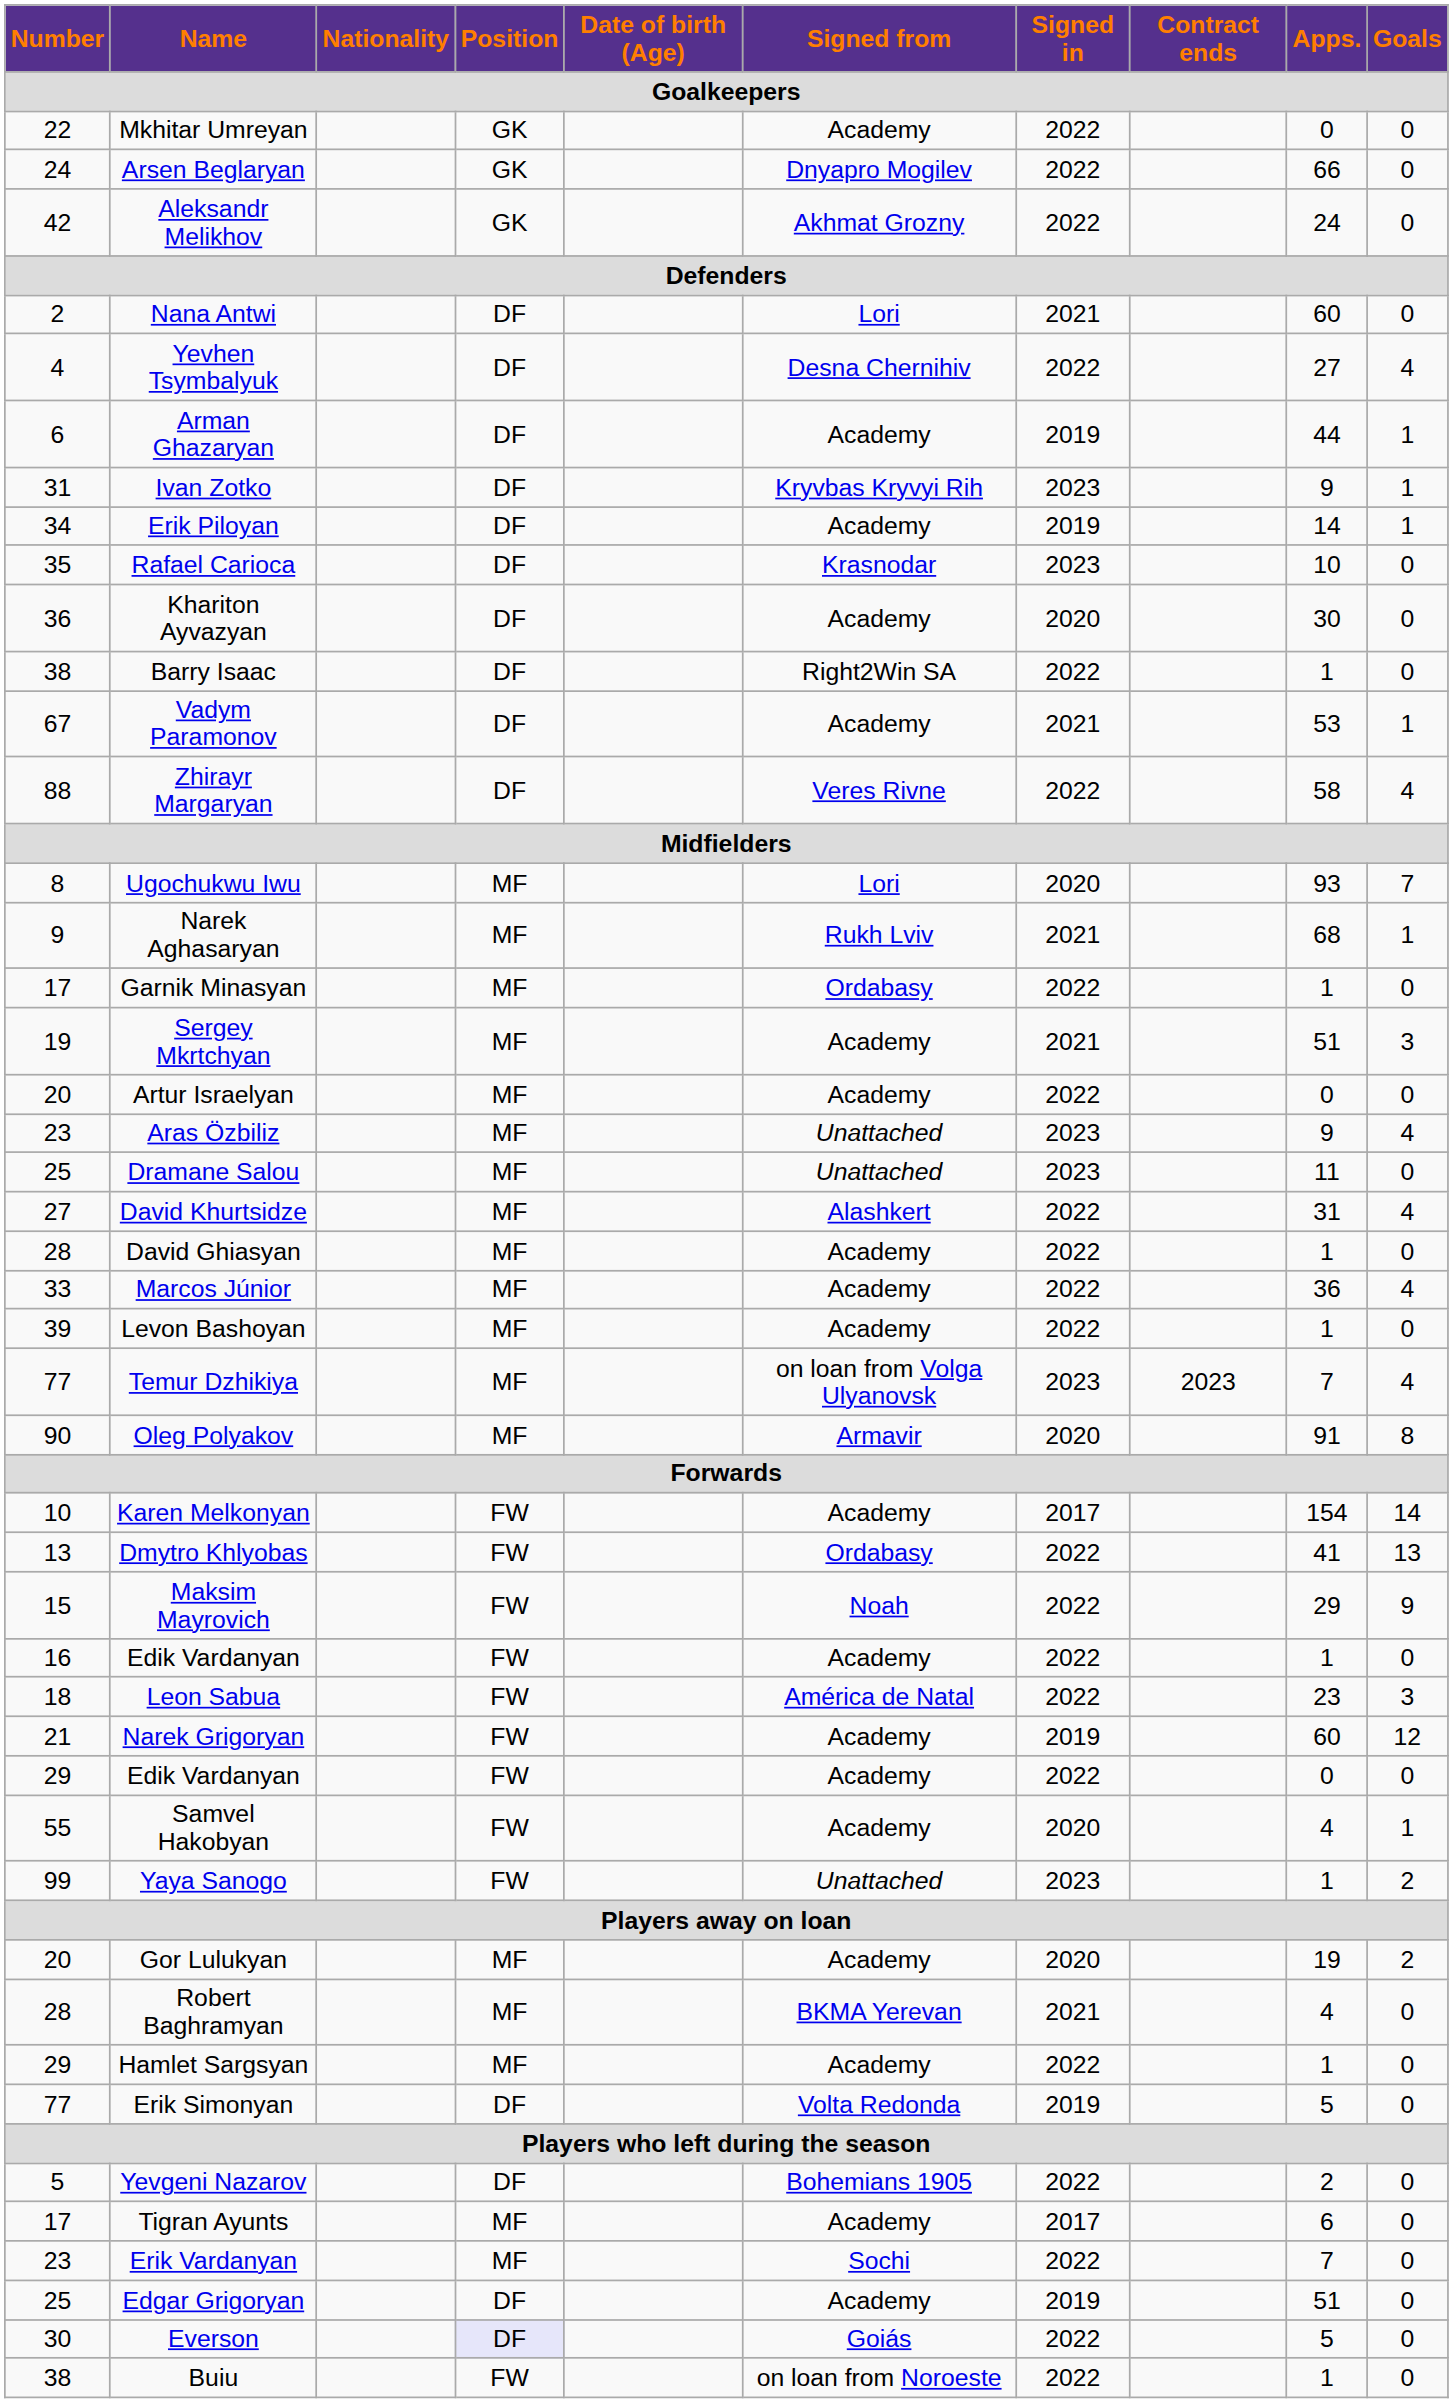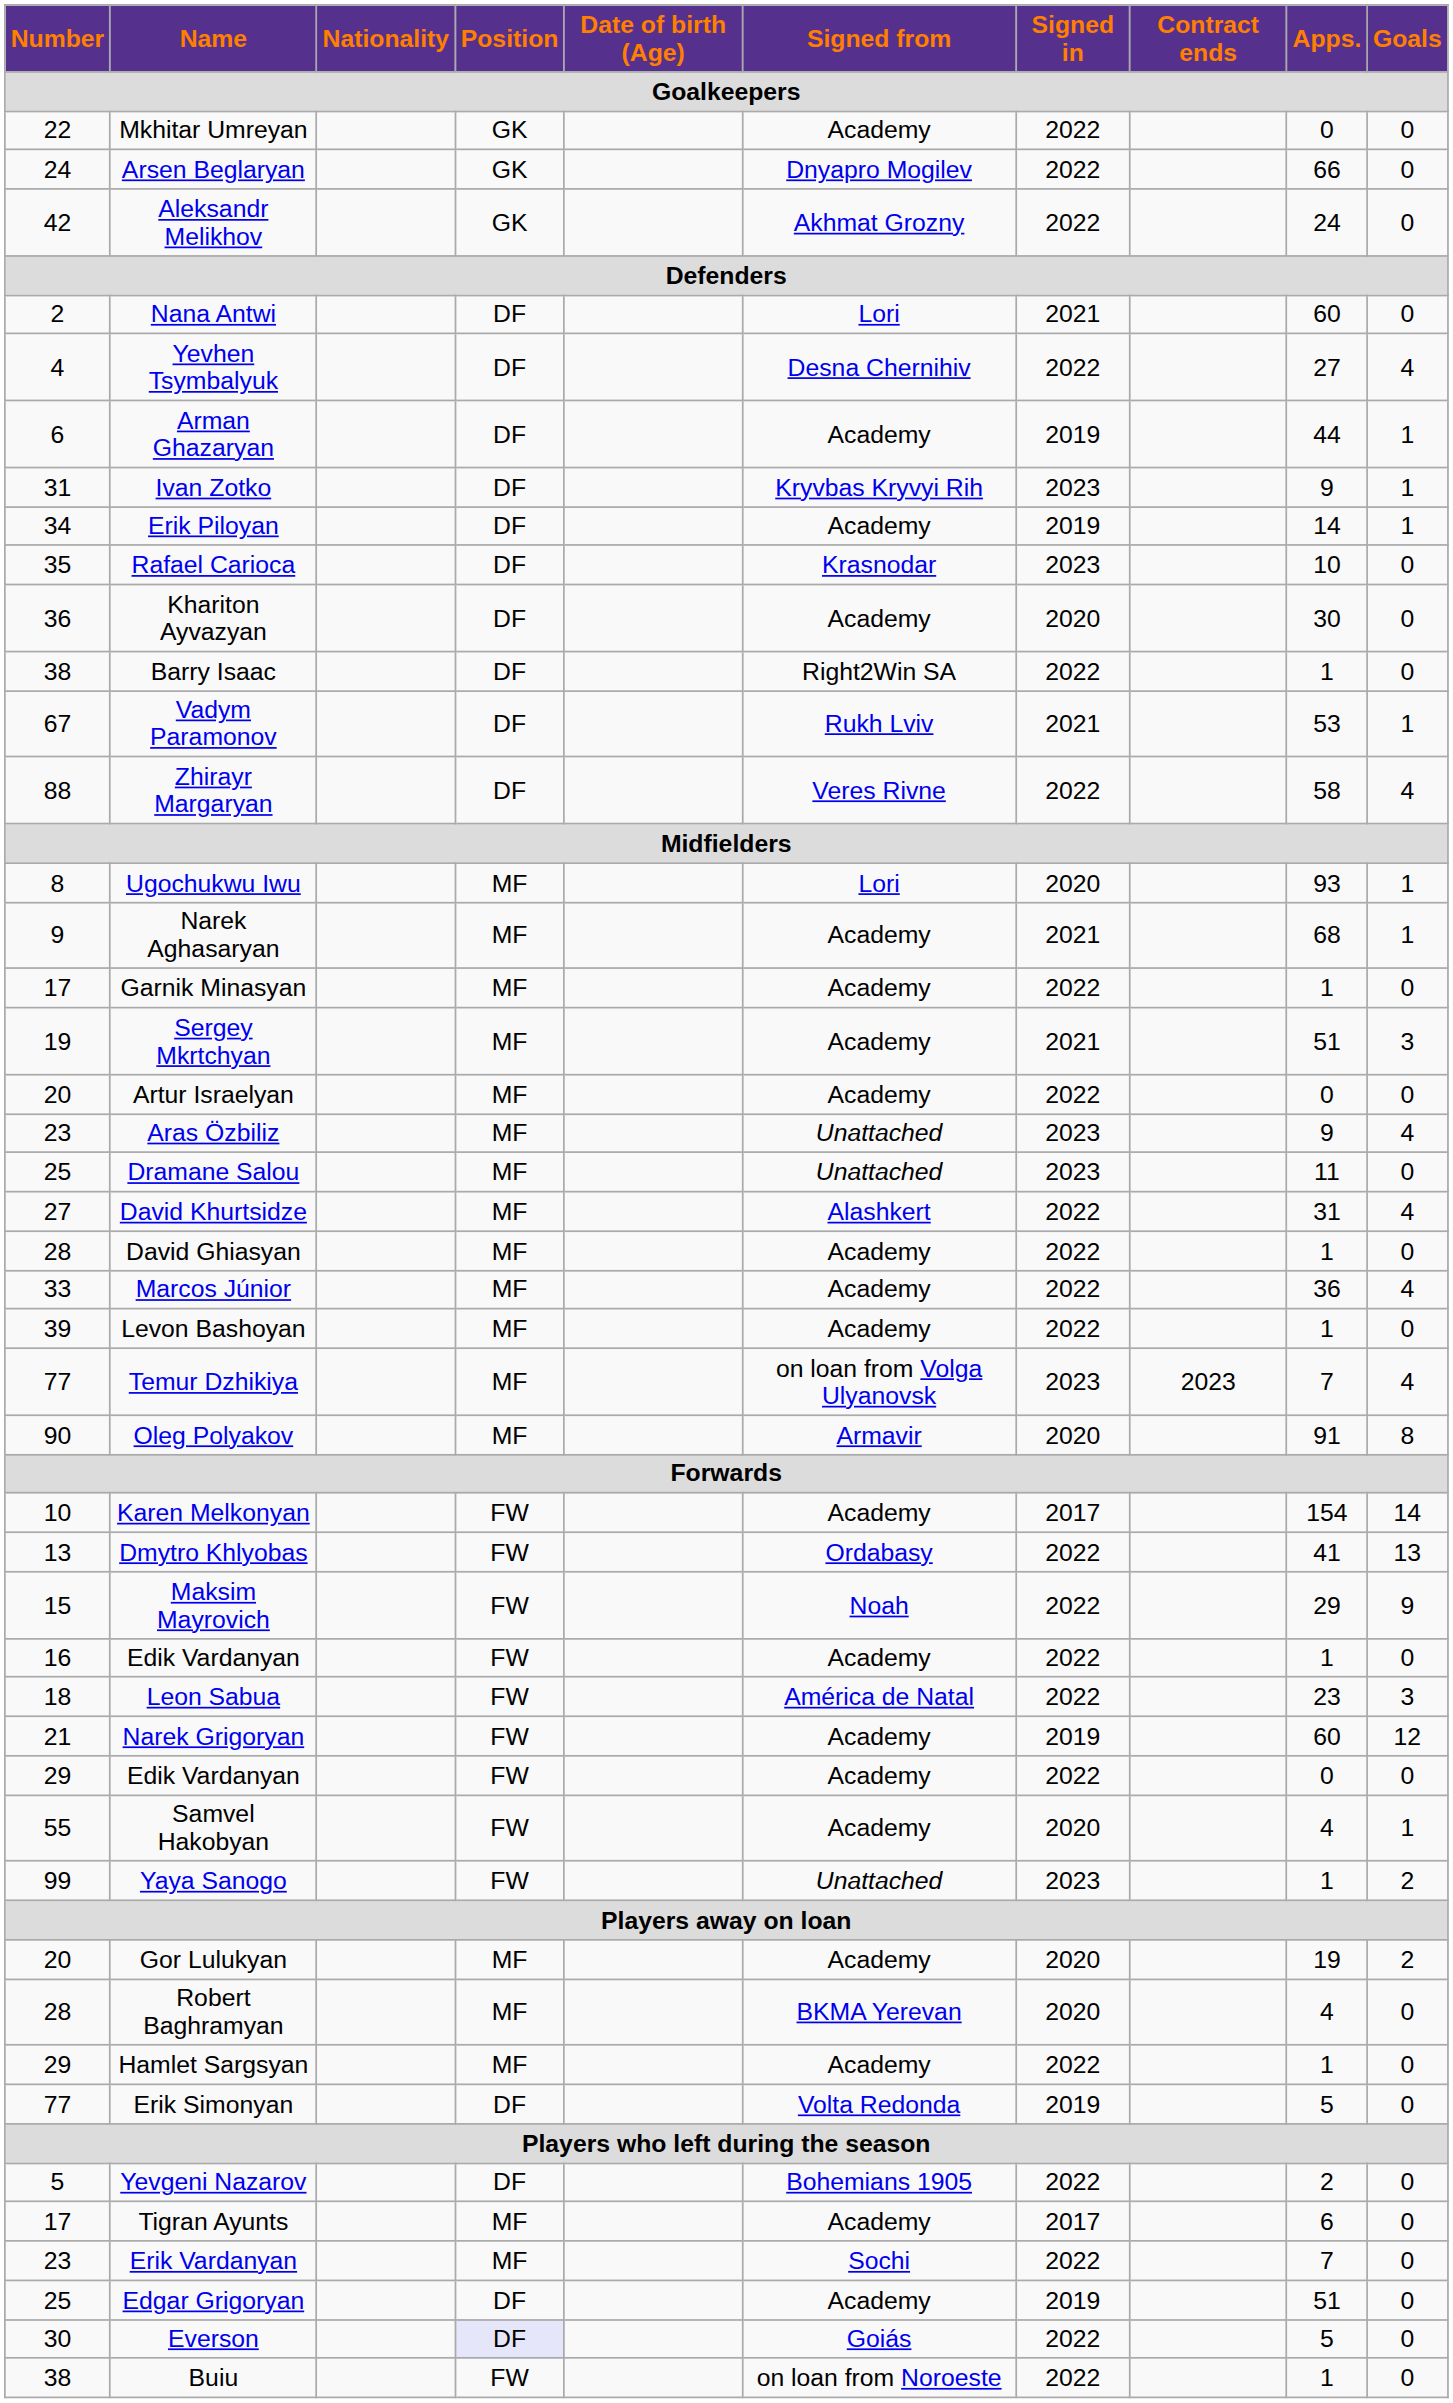(879, 724) Academy -> (879, 724) Rukh Lviv
(1407, 883) 7 -> (1407, 883) 1
(879, 936) Rukh Lviv -> (879, 936) Academy
(879, 988) Ordabasy -> (879, 988) Academy
(1073, 2012) 2021 -> (1073, 2012) 2020
